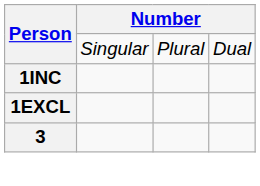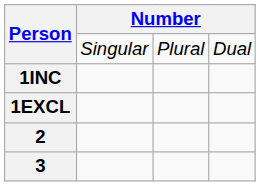+ row: (40, 136)
